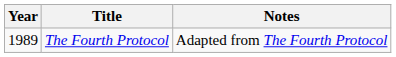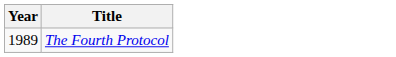- column: (282, 16)
